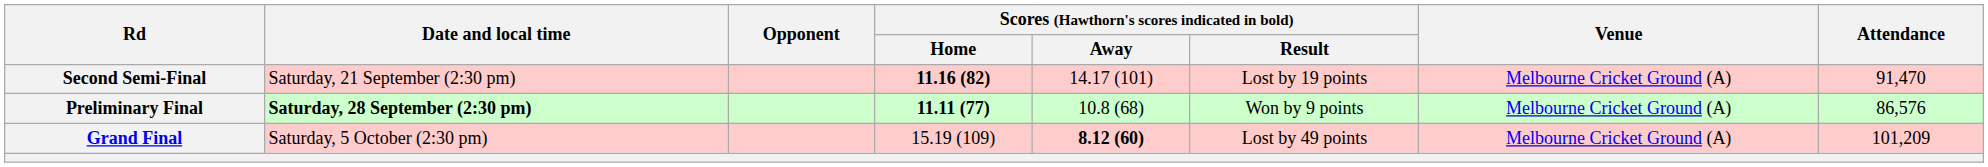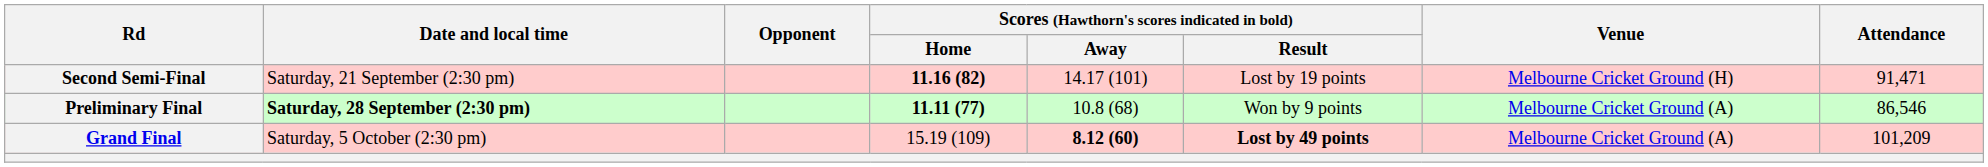(1619, 79) Melbourne Cricket Ground (A) -> (1621, 79) Melbourne Cricket Ground (H)
(1901, 79) 91,470 -> (1901, 79) 91,471
(1901, 108) 86,576 -> (1901, 108) 86,546
(1305, 138) normal -> (1303, 138) bold
